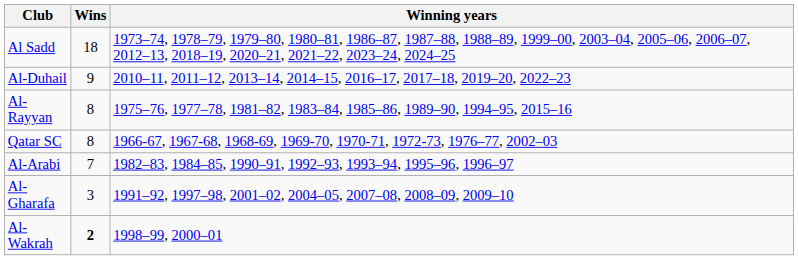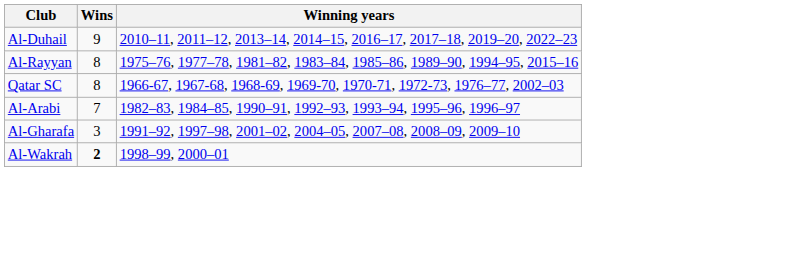- row: (31, 47)
